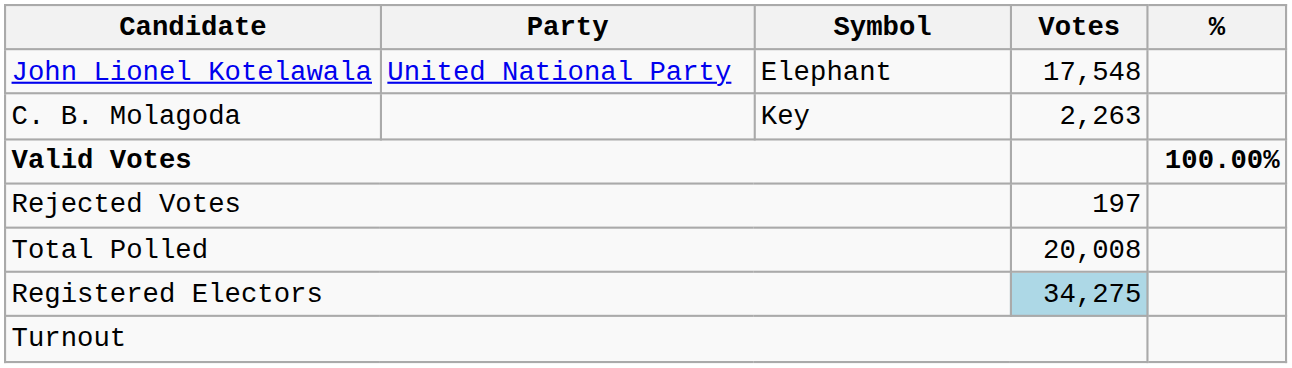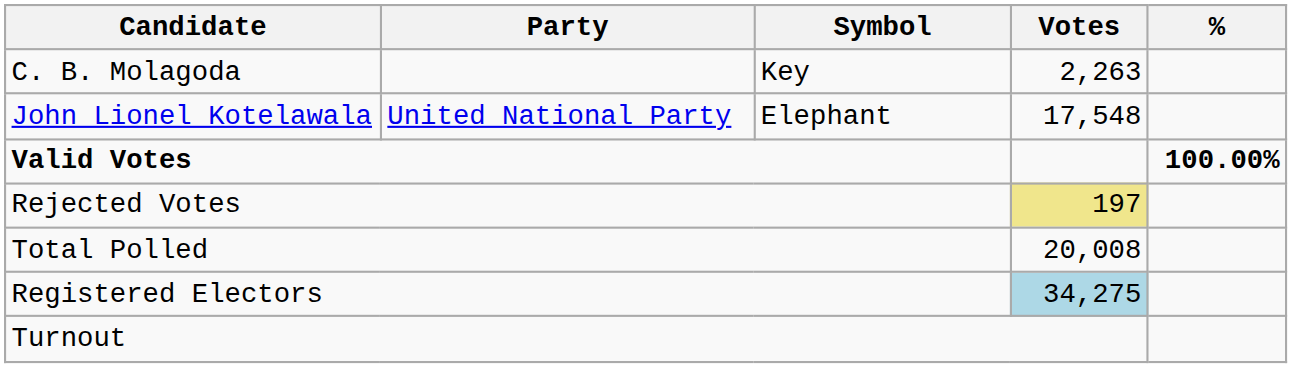rows swapped: (192, 72) <-> (126, 116)
(1117, 205) no background -> (1117, 205) khaki background
